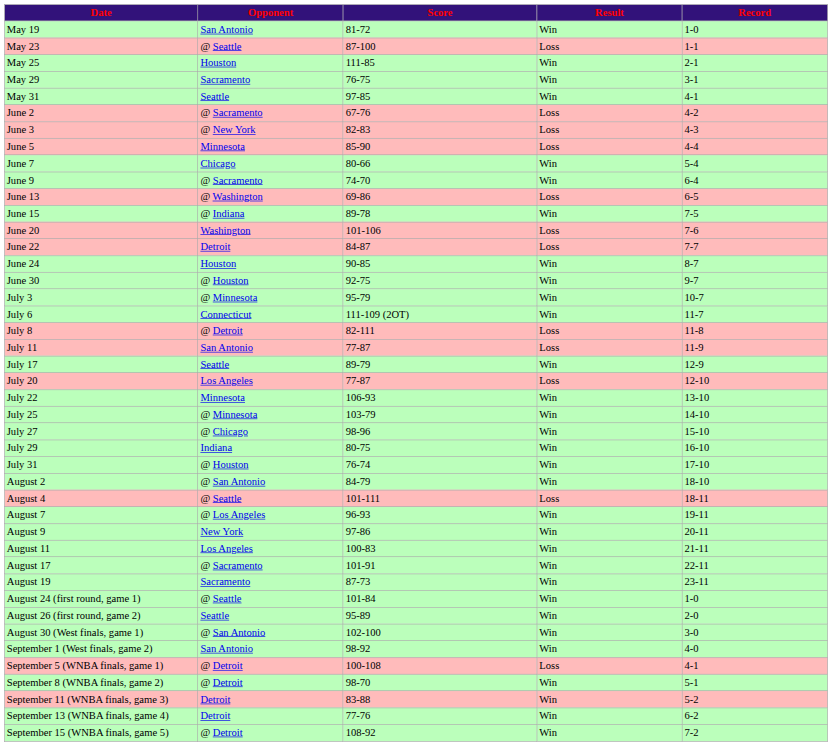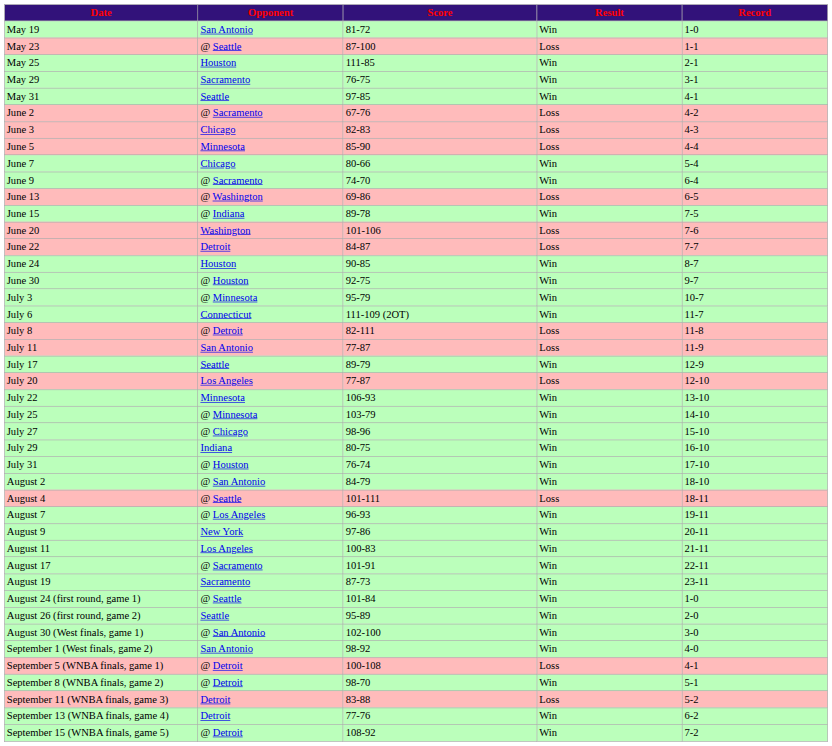(228, 130) @ New York -> (218, 130) Chicago
(548, 699) Win -> (549, 699) Loss
